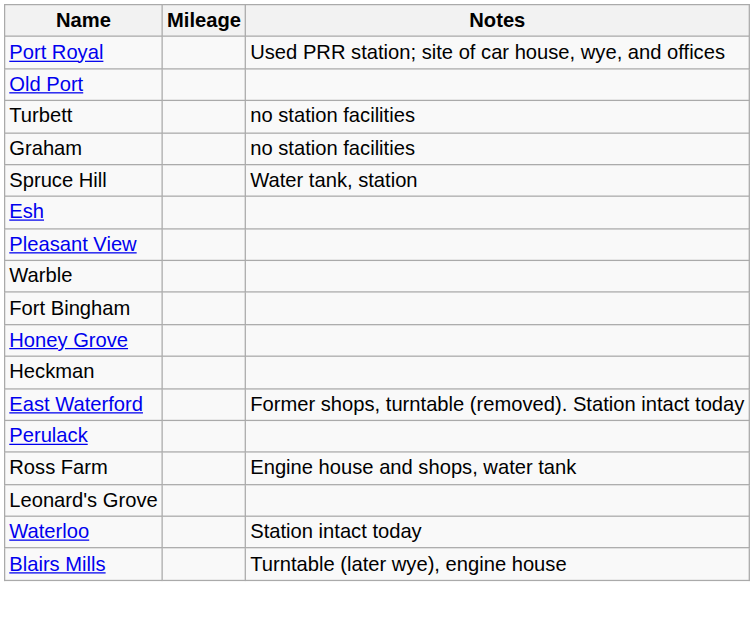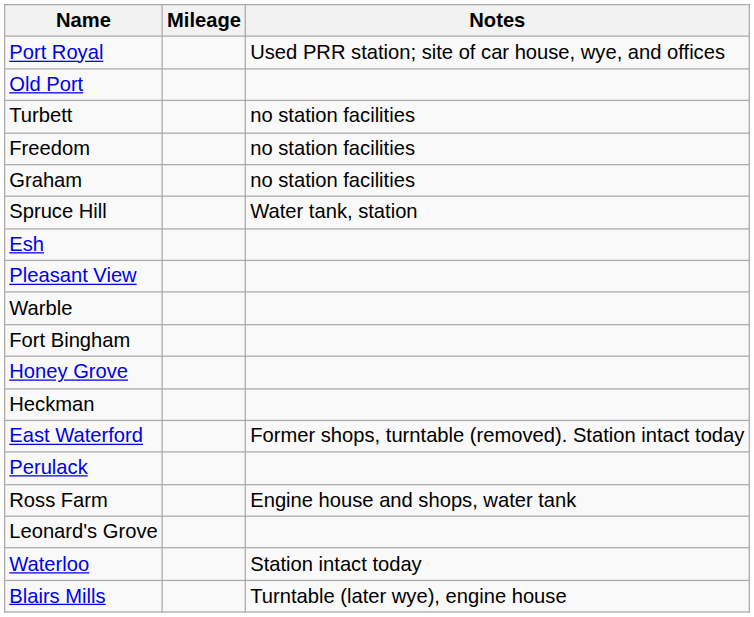+ row: (50, 148)
